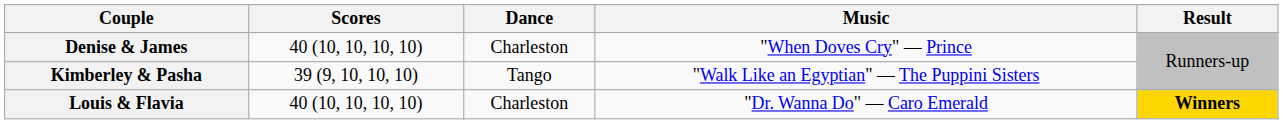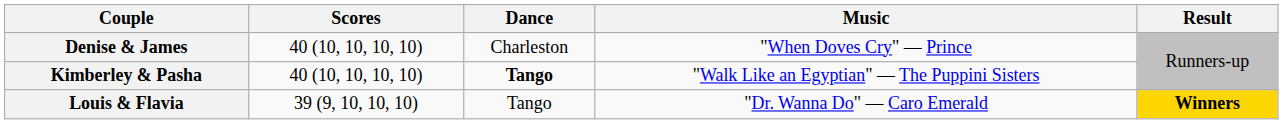(356, 75) 39 (9, 10, 10, 10) -> (356, 75) 40 (10, 10, 10, 10)
(529, 75) normal -> (529, 75) bold
(356, 103) 40 (10, 10, 10, 10) -> (356, 103) 39 (9, 10, 10, 10)
(529, 103) Charleston -> (529, 103) Tango
